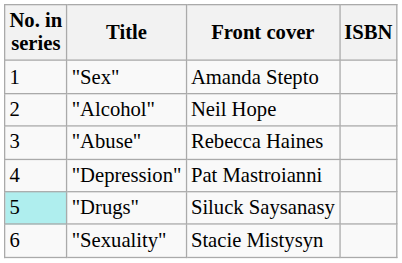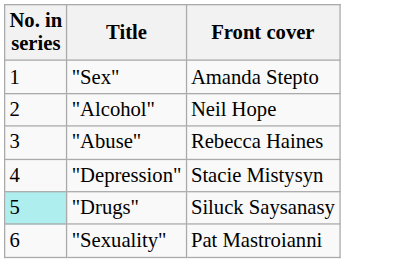- column: (368, 32)
(257, 175) Pat Mastroianni -> (257, 175) Stacie Mistysyn
(257, 240) Stacie Mistysyn -> (257, 240) Pat Mastroianni
